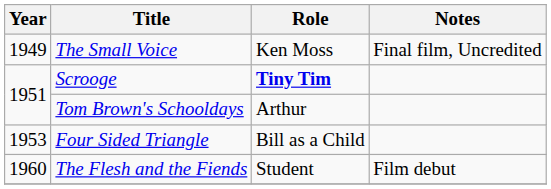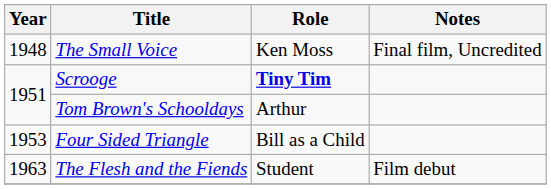(28, 49) 1949 -> (28, 49) 1948
(28, 169) 1960 -> (28, 169) 1963
